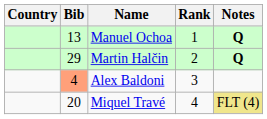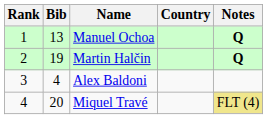columns swapped: (194, 15) <-> (32, 15)
(74, 59) 29 -> (56, 59) 19
(74, 80) lightsalmon background -> (56, 80) no background
